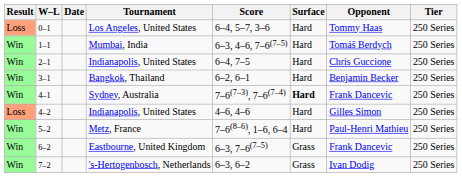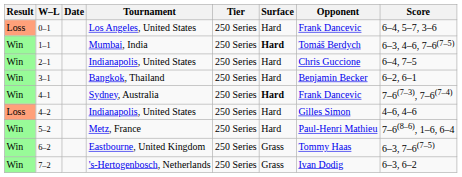columns swapped: (434, 12) <-> (251, 12)
(356, 28) Tommy Haas -> (330, 28) Frank Dancevic
(302, 45) normal -> (273, 45) bold
(361, 147) Frank Dancevic -> (325, 147) Tommy Haas
